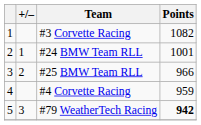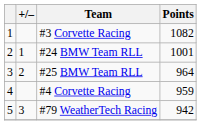(185, 72) 966 -> (185, 72) 964
(185, 110) bold -> (185, 110) normal
